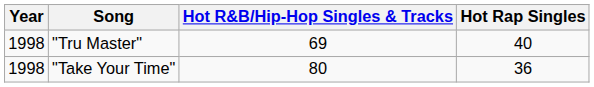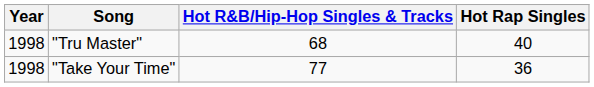(318, 43) 69 -> (318, 43) 68
(318, 69) 80 -> (318, 69) 77
